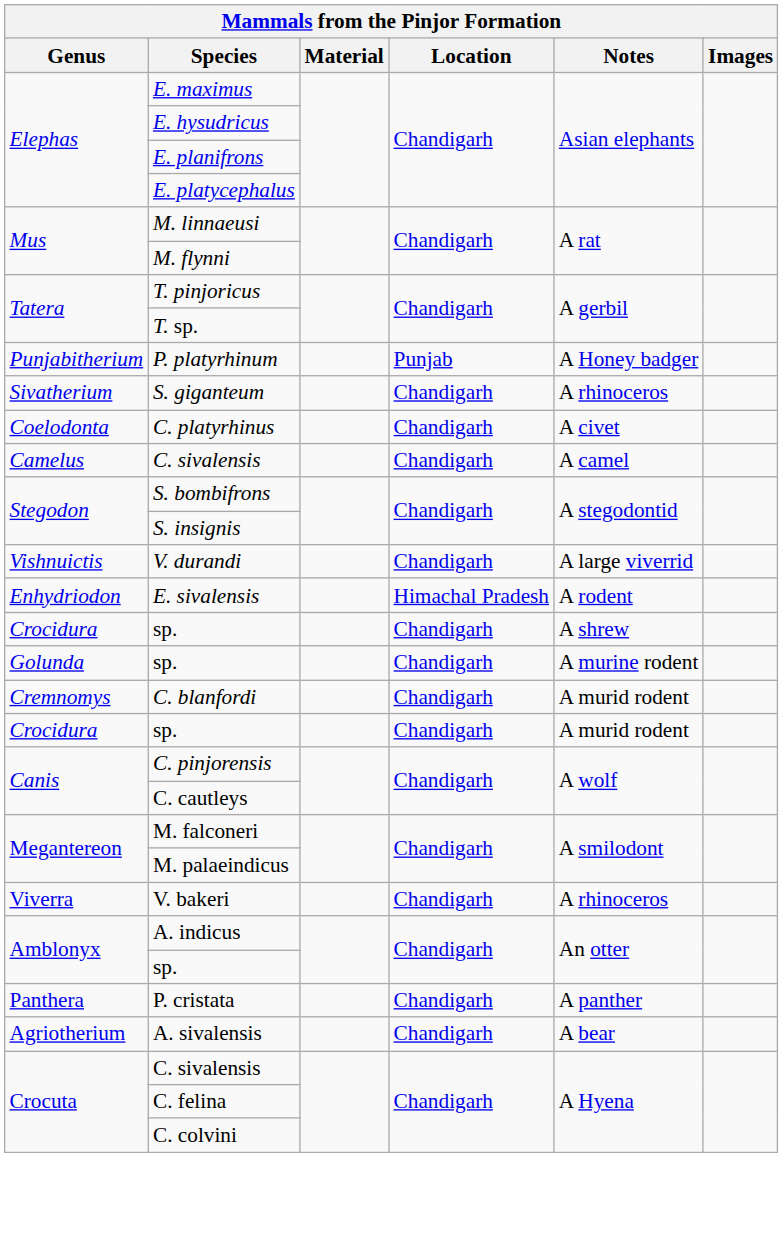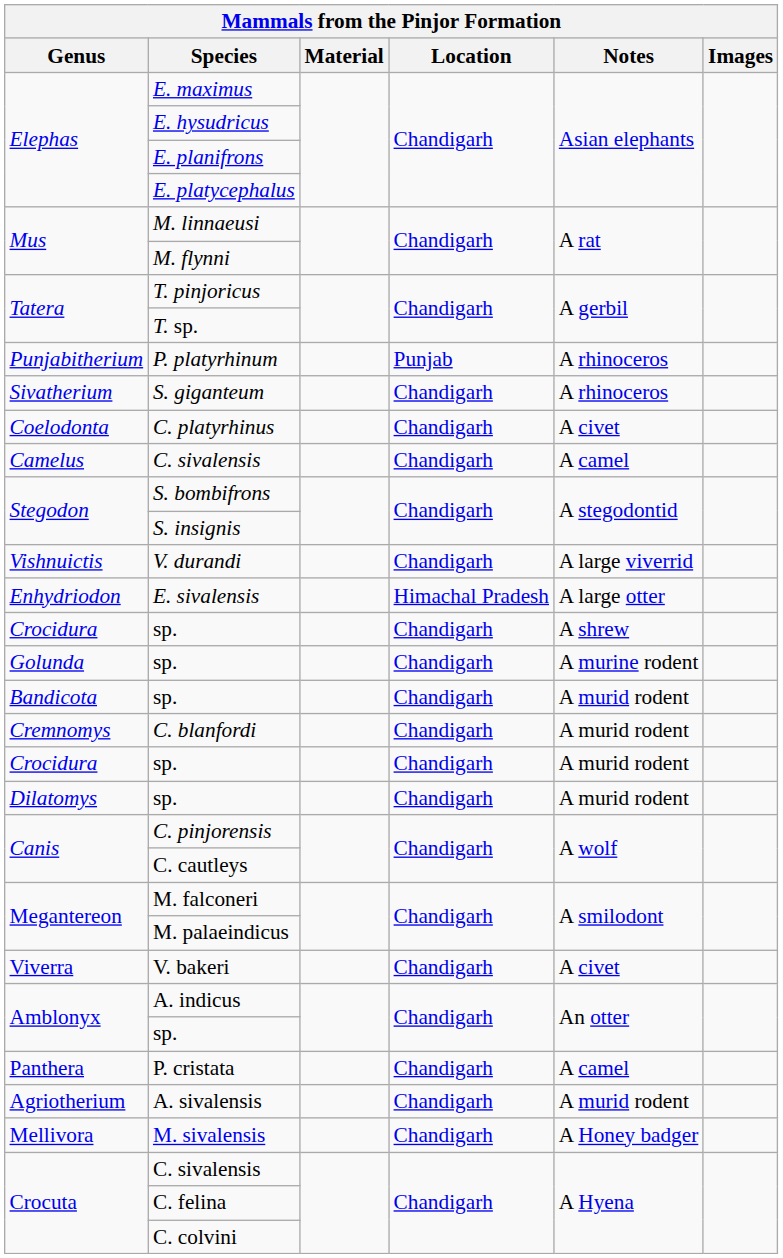(629, 358) A Honey badger -> (613, 358) A rhinoceros
(596, 595) A rodent -> (612, 595) A large otter
+ row: (53, 696)
+ row: (53, 797)
(613, 898) A rhinoceros -> (589, 966) A civet
(600, 1000) A panther -> (594, 1067) A camel
(587, 1033) A bear -> (624, 1101) A murid rodent
+ row: (52, 1135)
